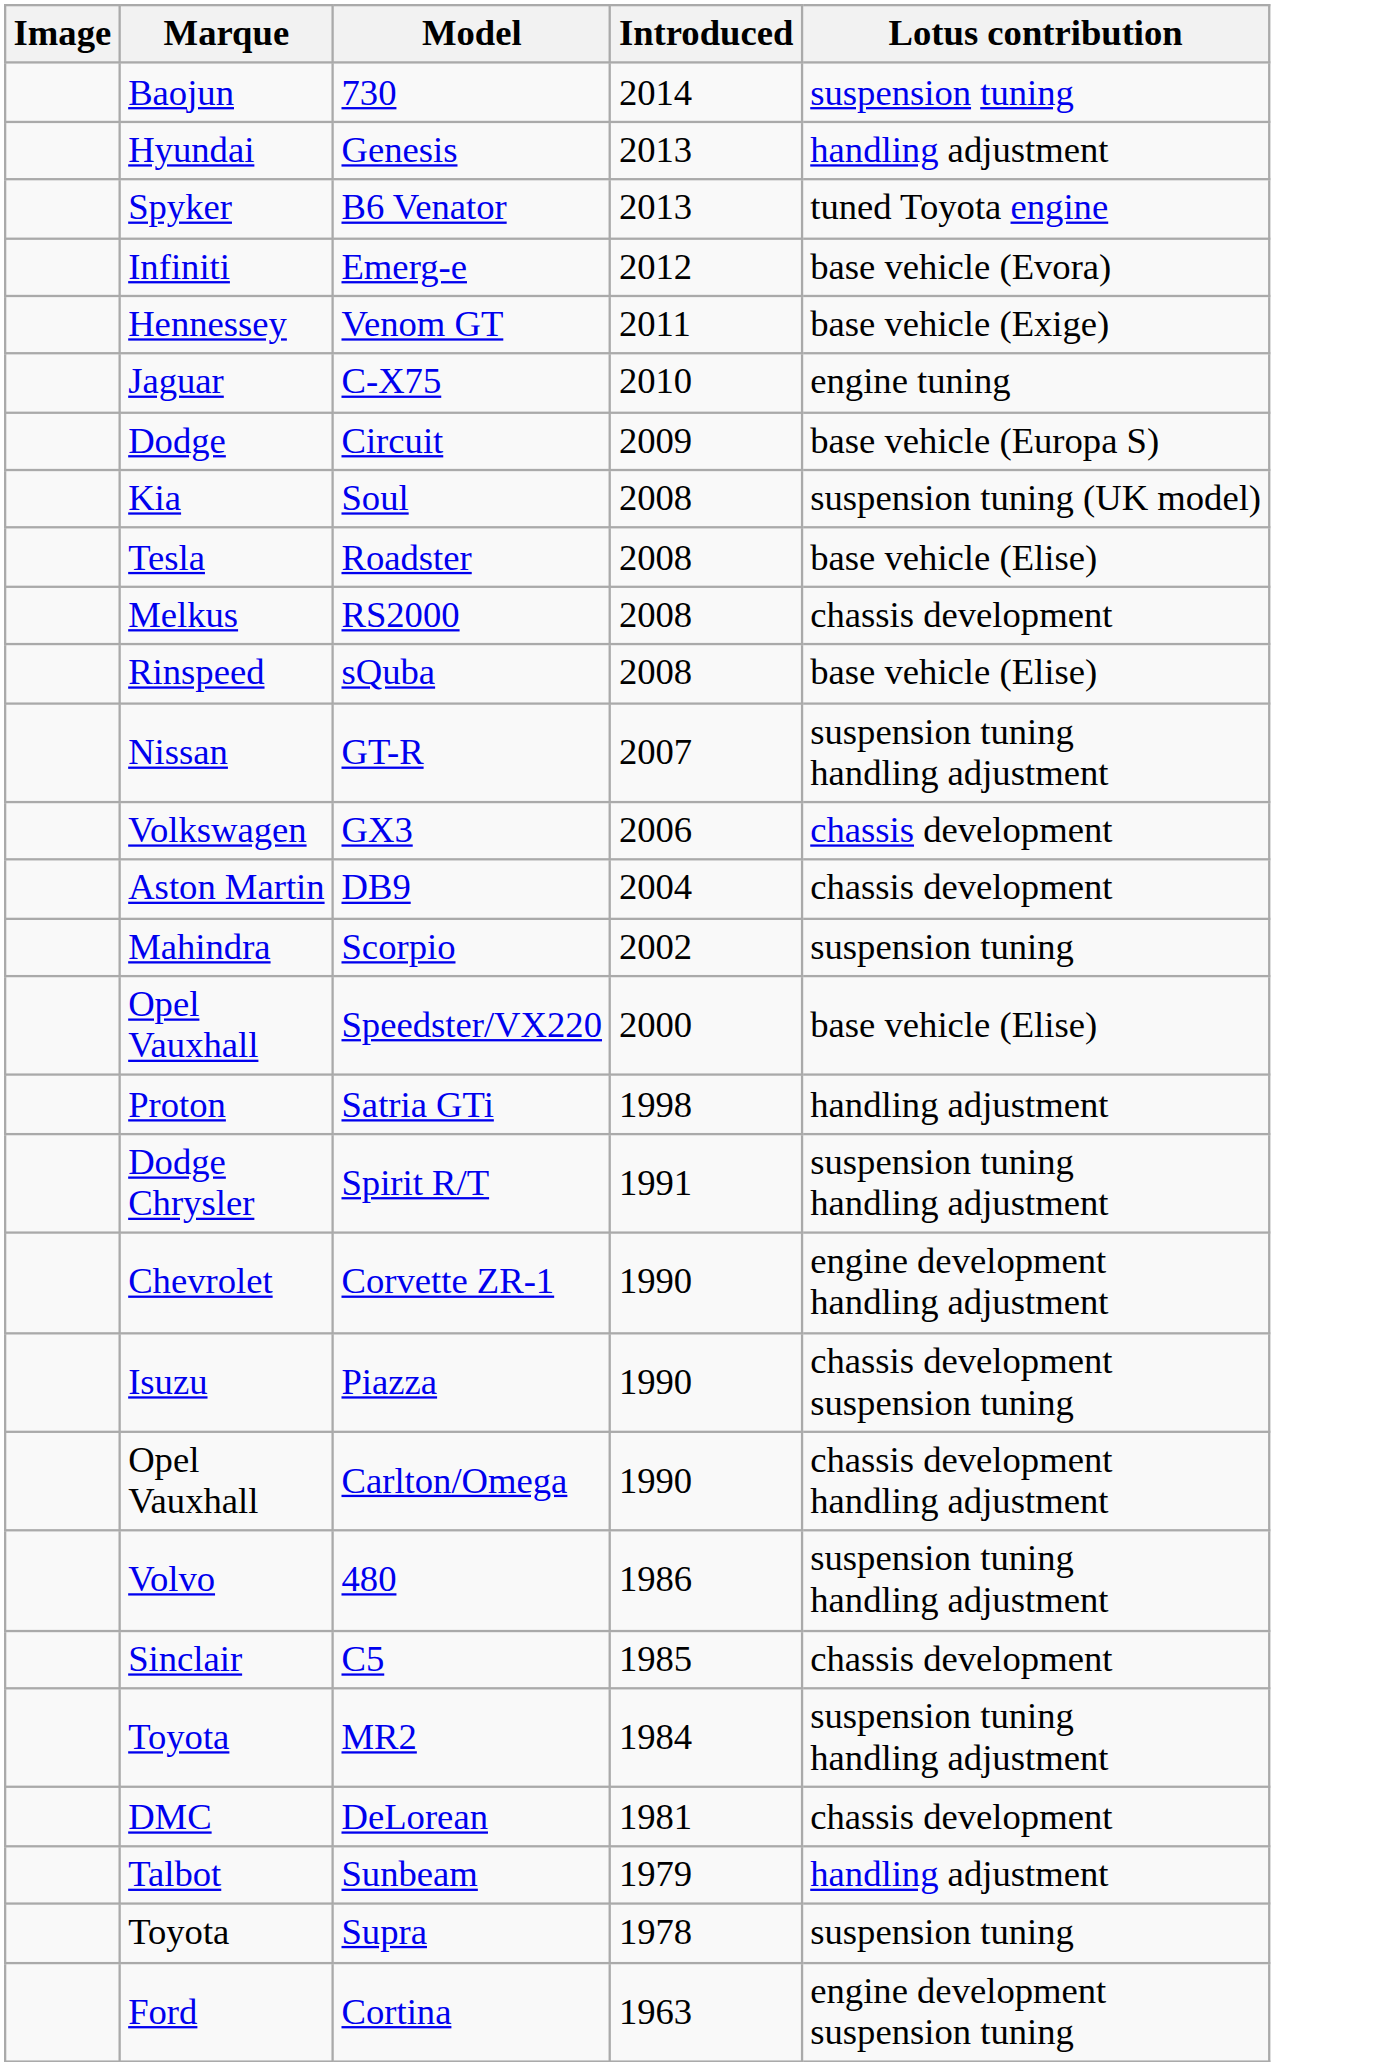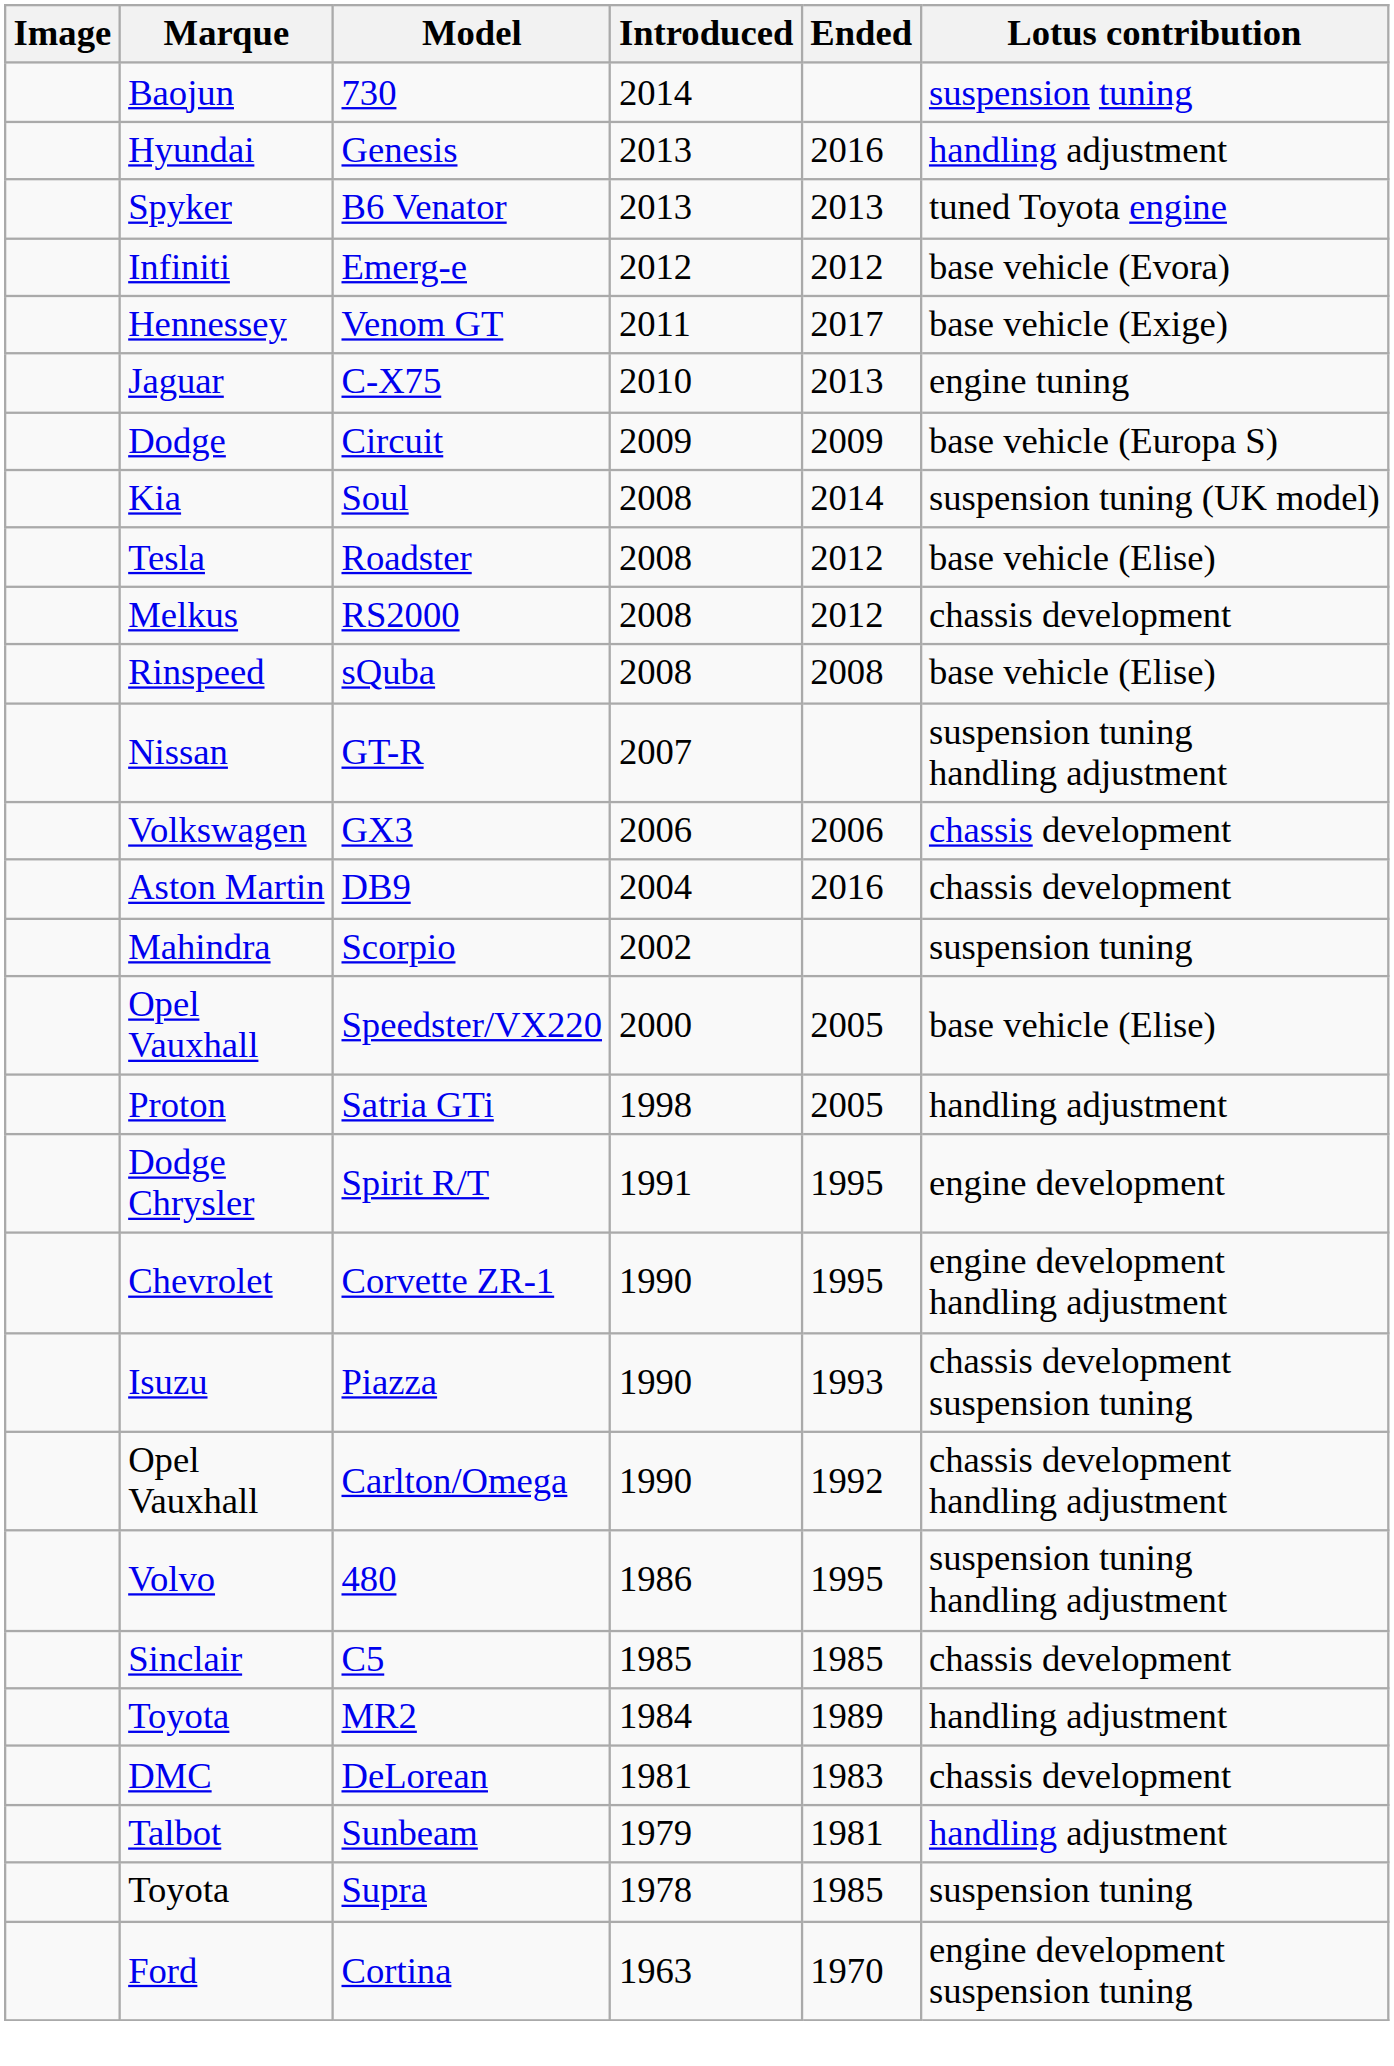+ column: (861, 33)
(959, 1182) suspension tuning handling adjustment -> (1077, 1182) engine development
(959, 1737) suspension tuning handling adjustment -> (1078, 1716) handling adjustment
